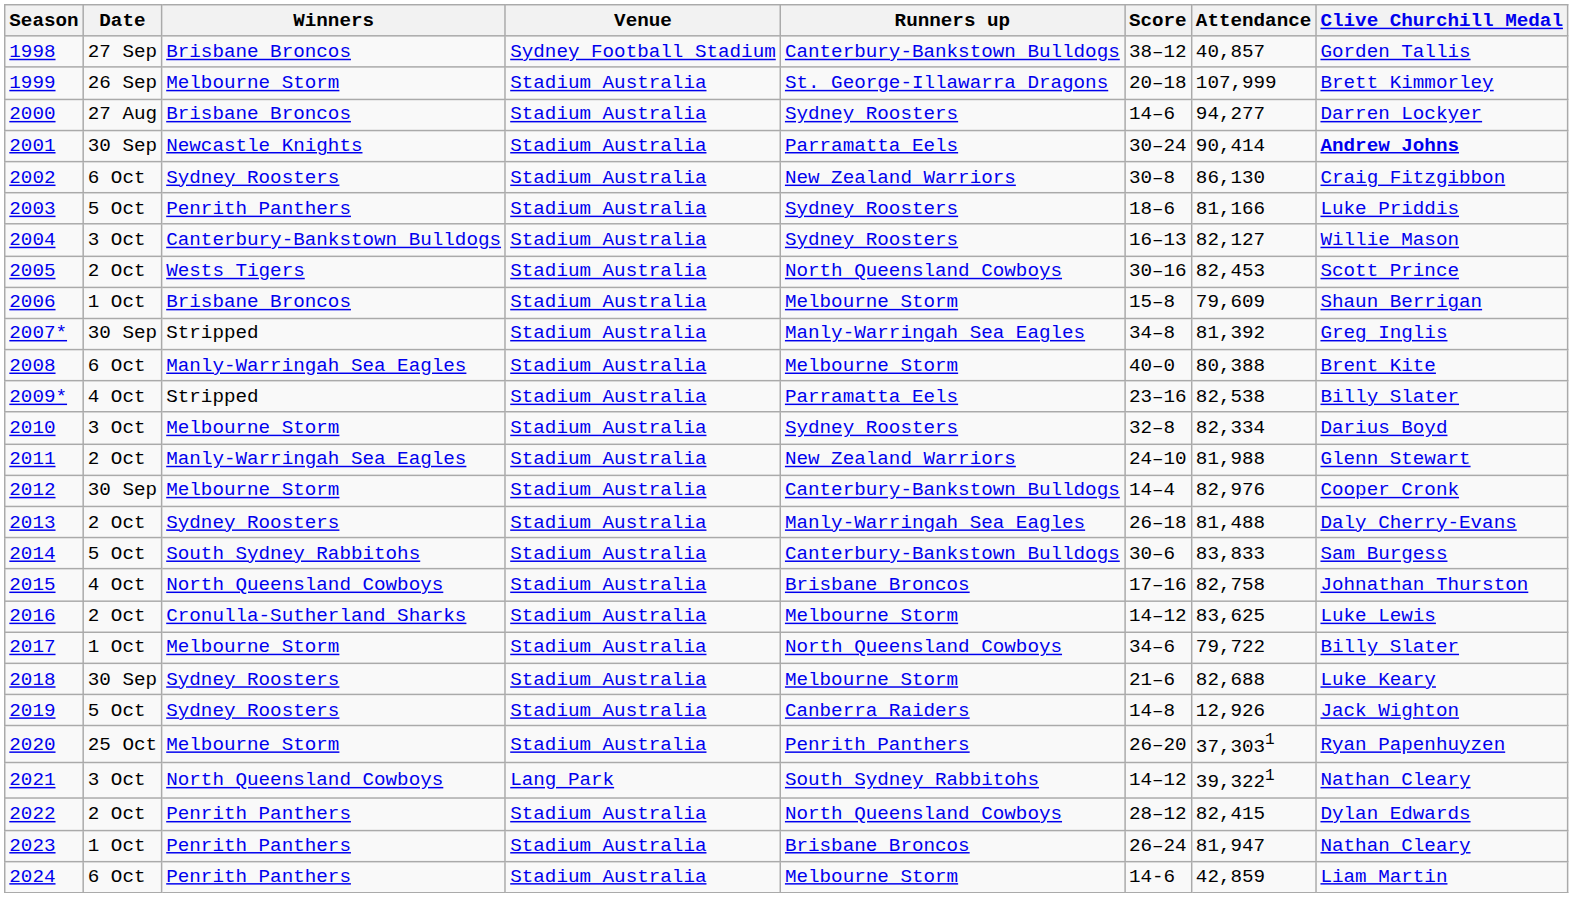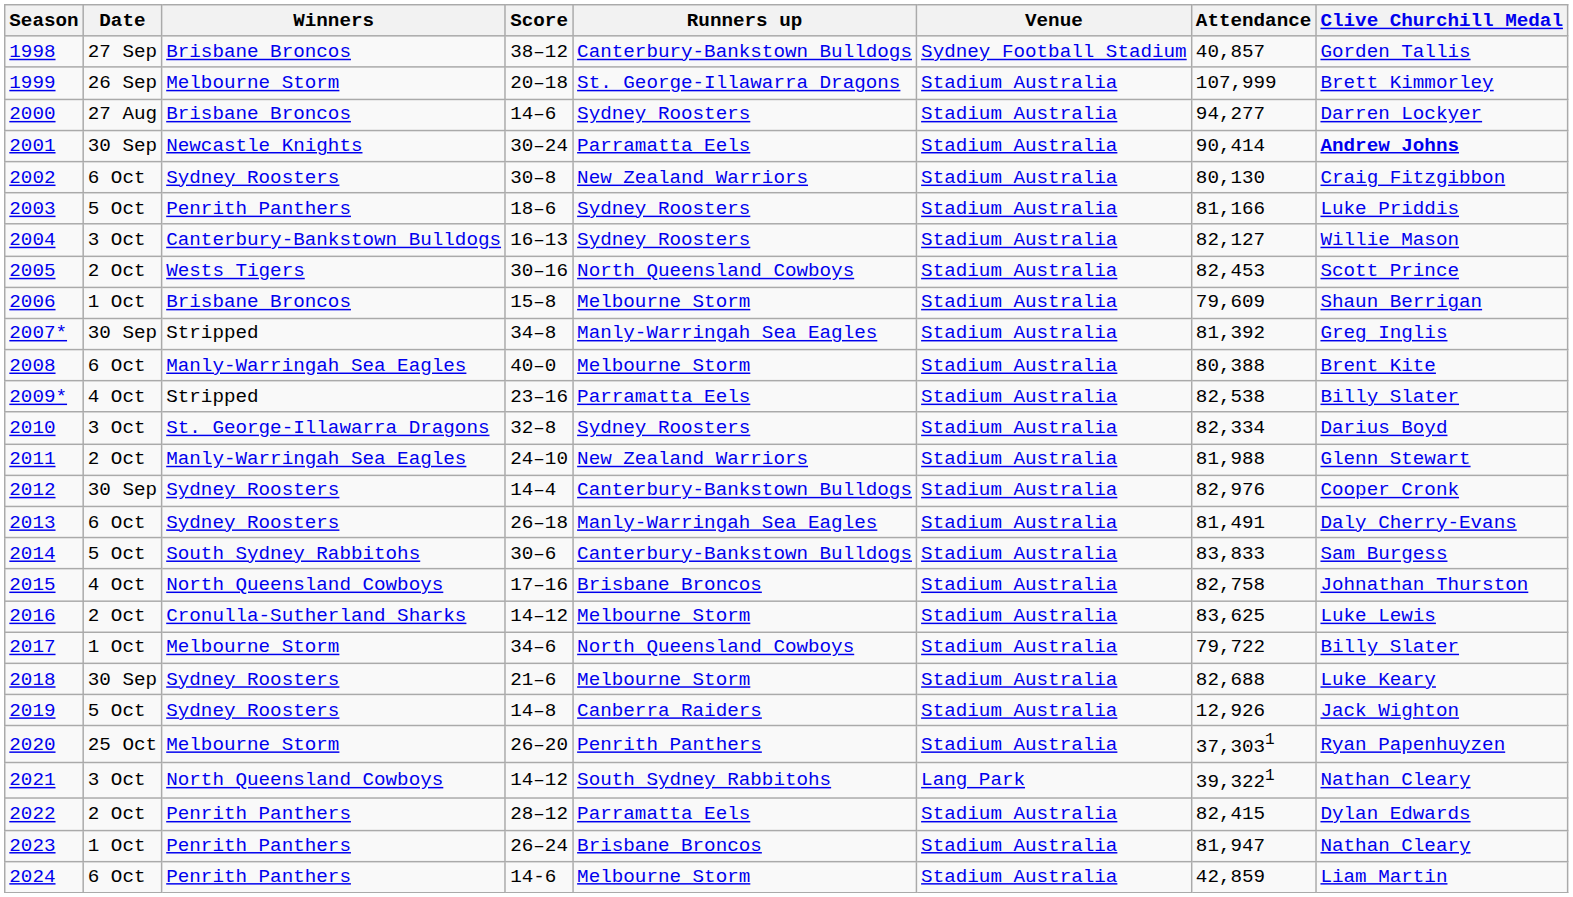columns swapped: (1158, 20) <-> (643, 20)
(1230, 177) 86,130 -> (1230, 177) 80,130
(253, 428) Melbourne Storm -> (328, 428) St. George-Illawarra Dragons
(253, 491) Melbourne Storm -> (253, 491) Sydney Roosters
(117, 522) 2 Oct -> (117, 522) 6 Oct
(1230, 522) 81,488 -> (1230, 522) 81,491
(923, 814) North Queensland Cowboys -> (664, 814) Parramatta Eels
